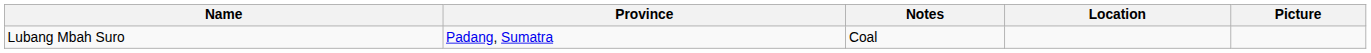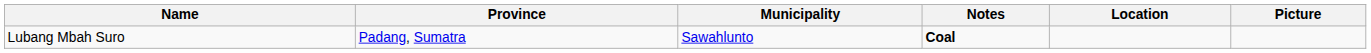+ column: (800, 15)
(863, 37) normal -> (941, 37) bold
